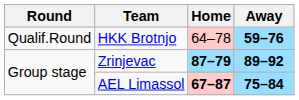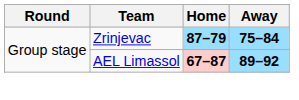- row: (137, 39)
(264, 61) 89–92 -> (259, 39) 75–84
(264, 84) 75–84 -> (259, 61) 89–92
